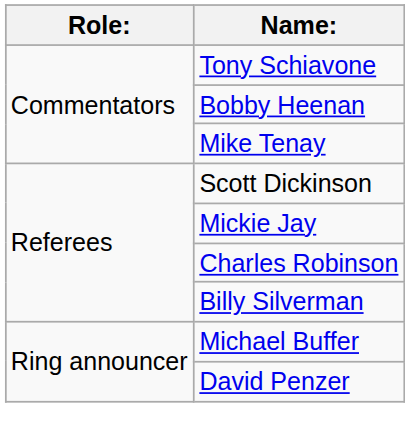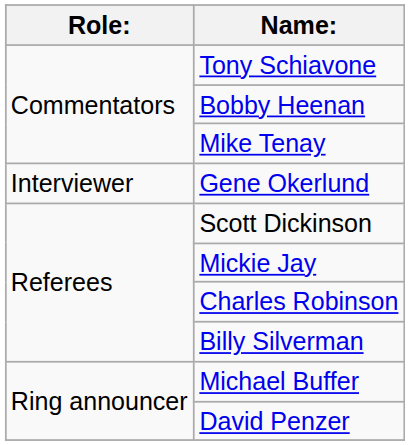+ row: (284, 184)
